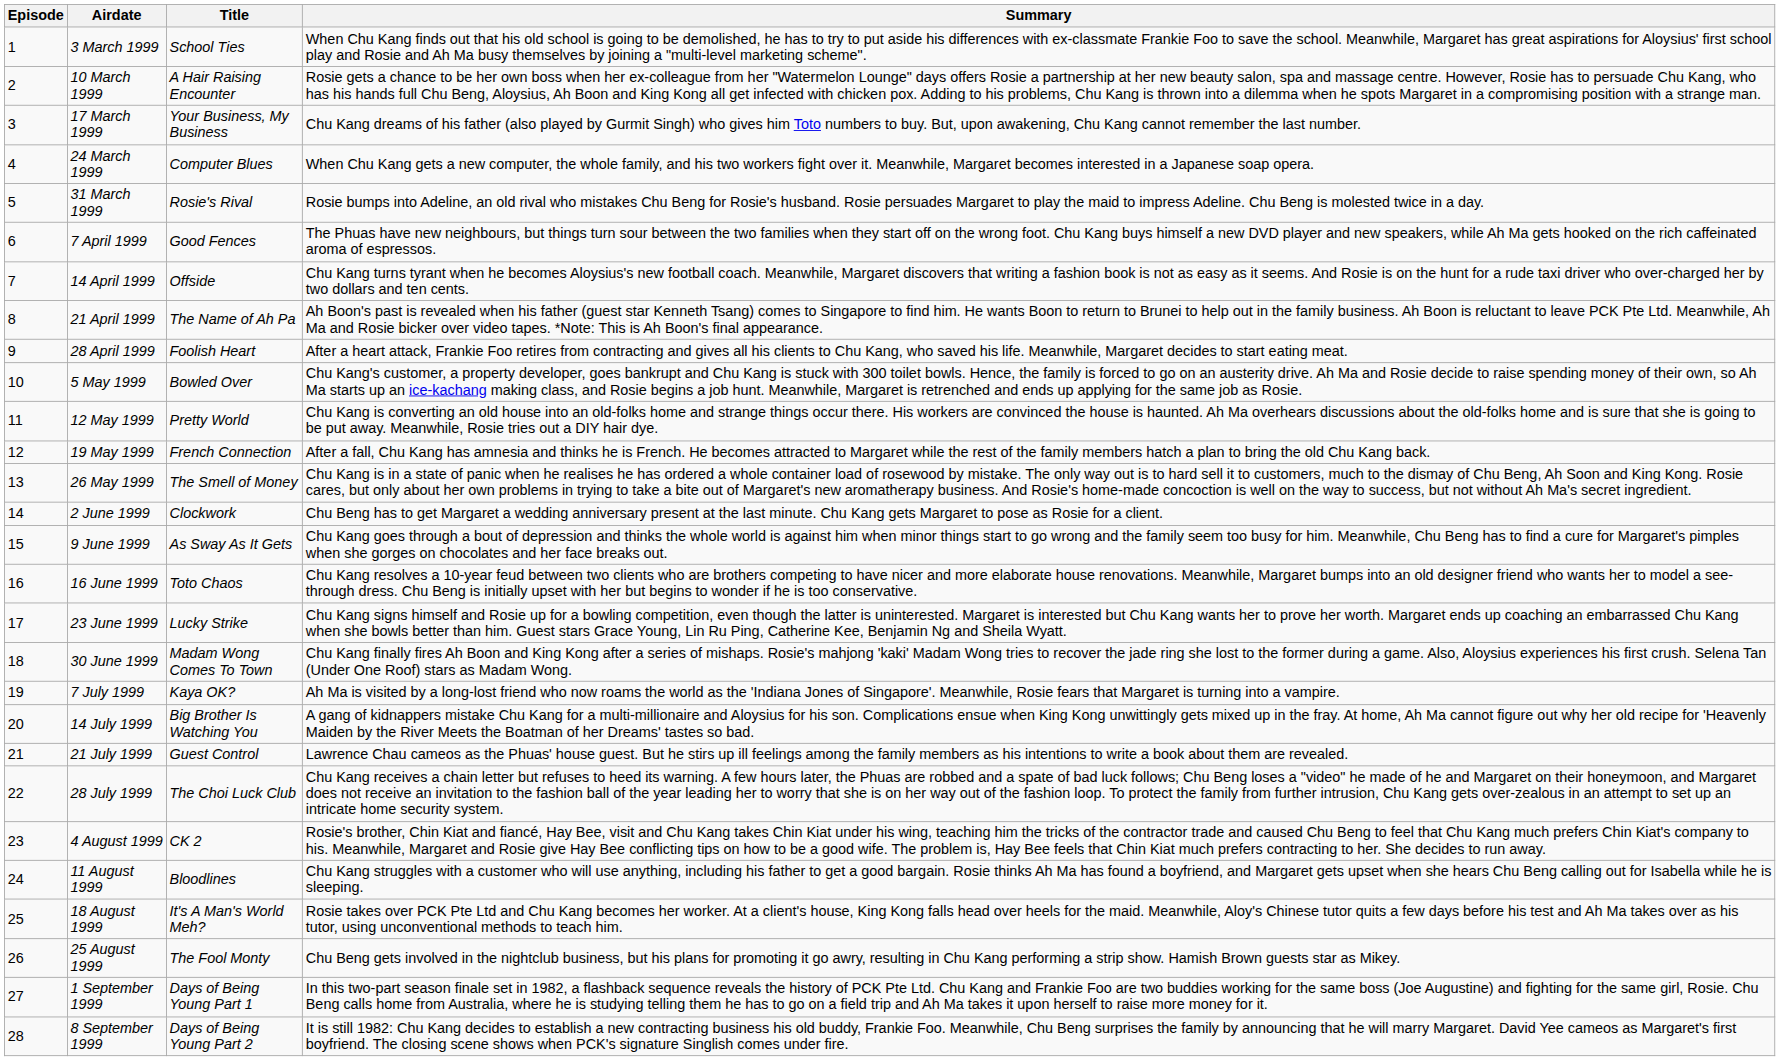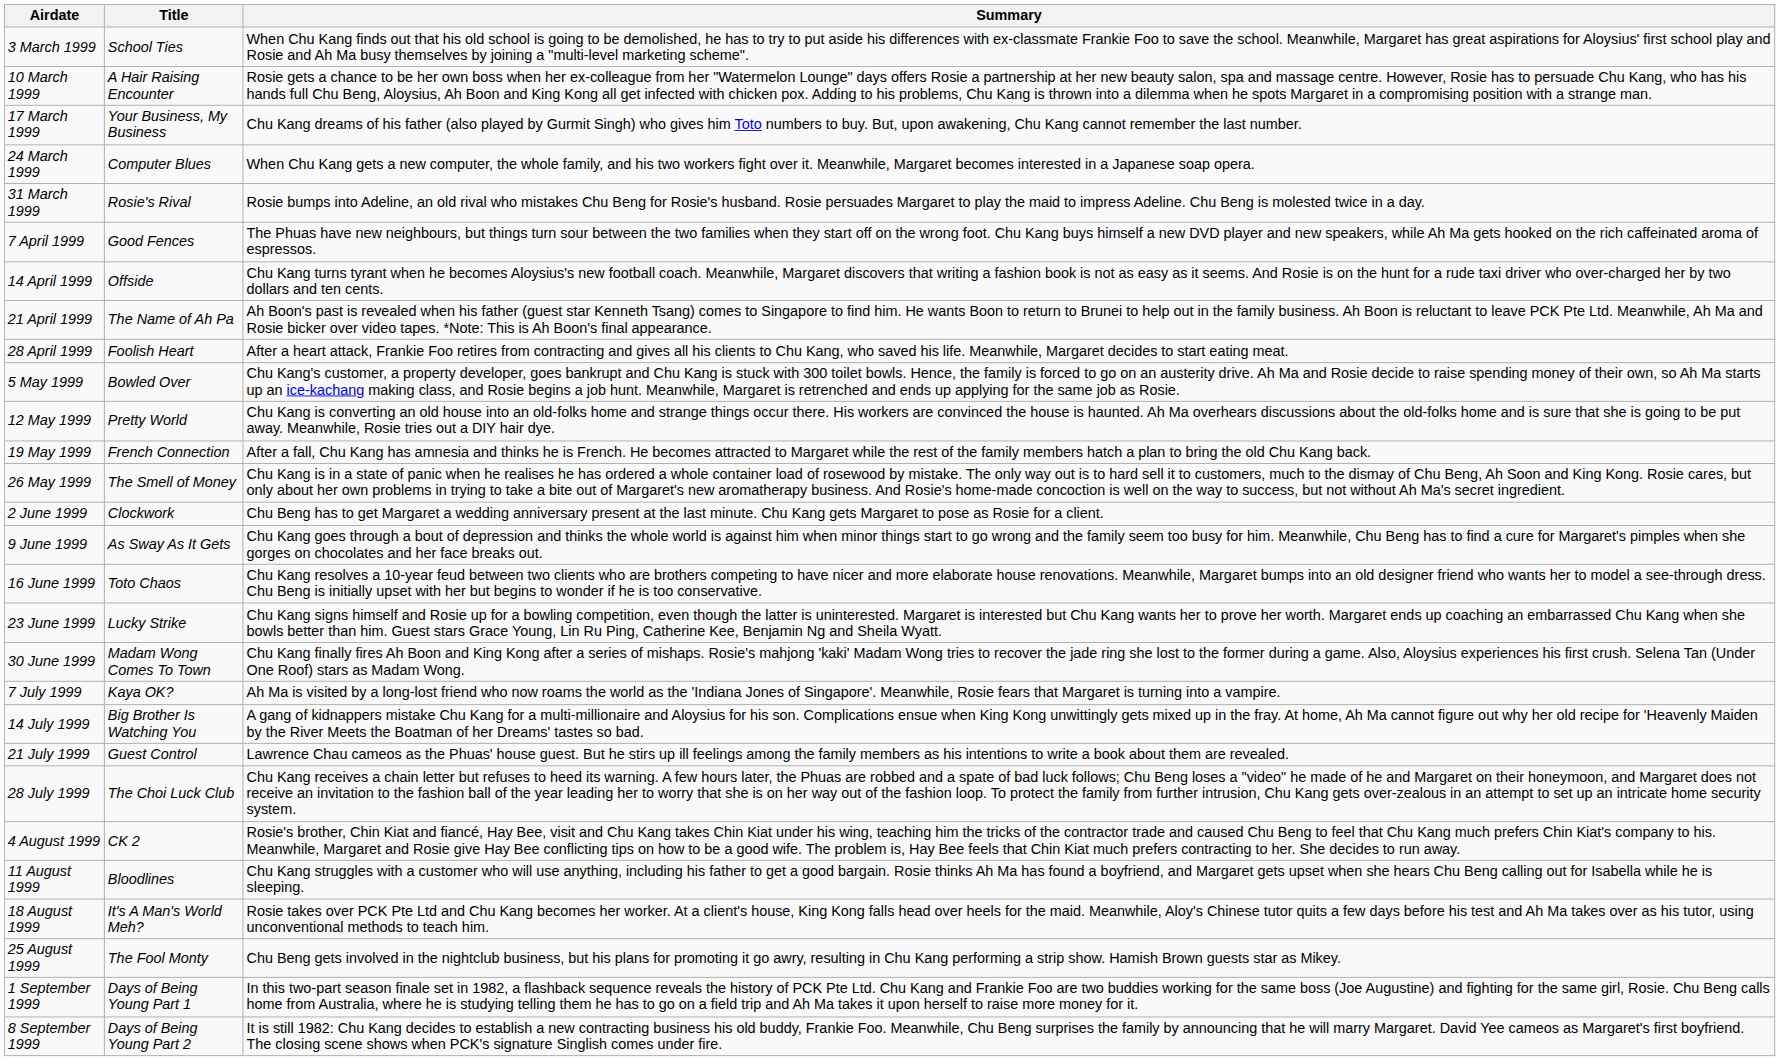- column: (36, 15)
